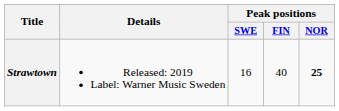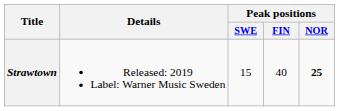(246, 72) 16 -> (246, 72) 15
